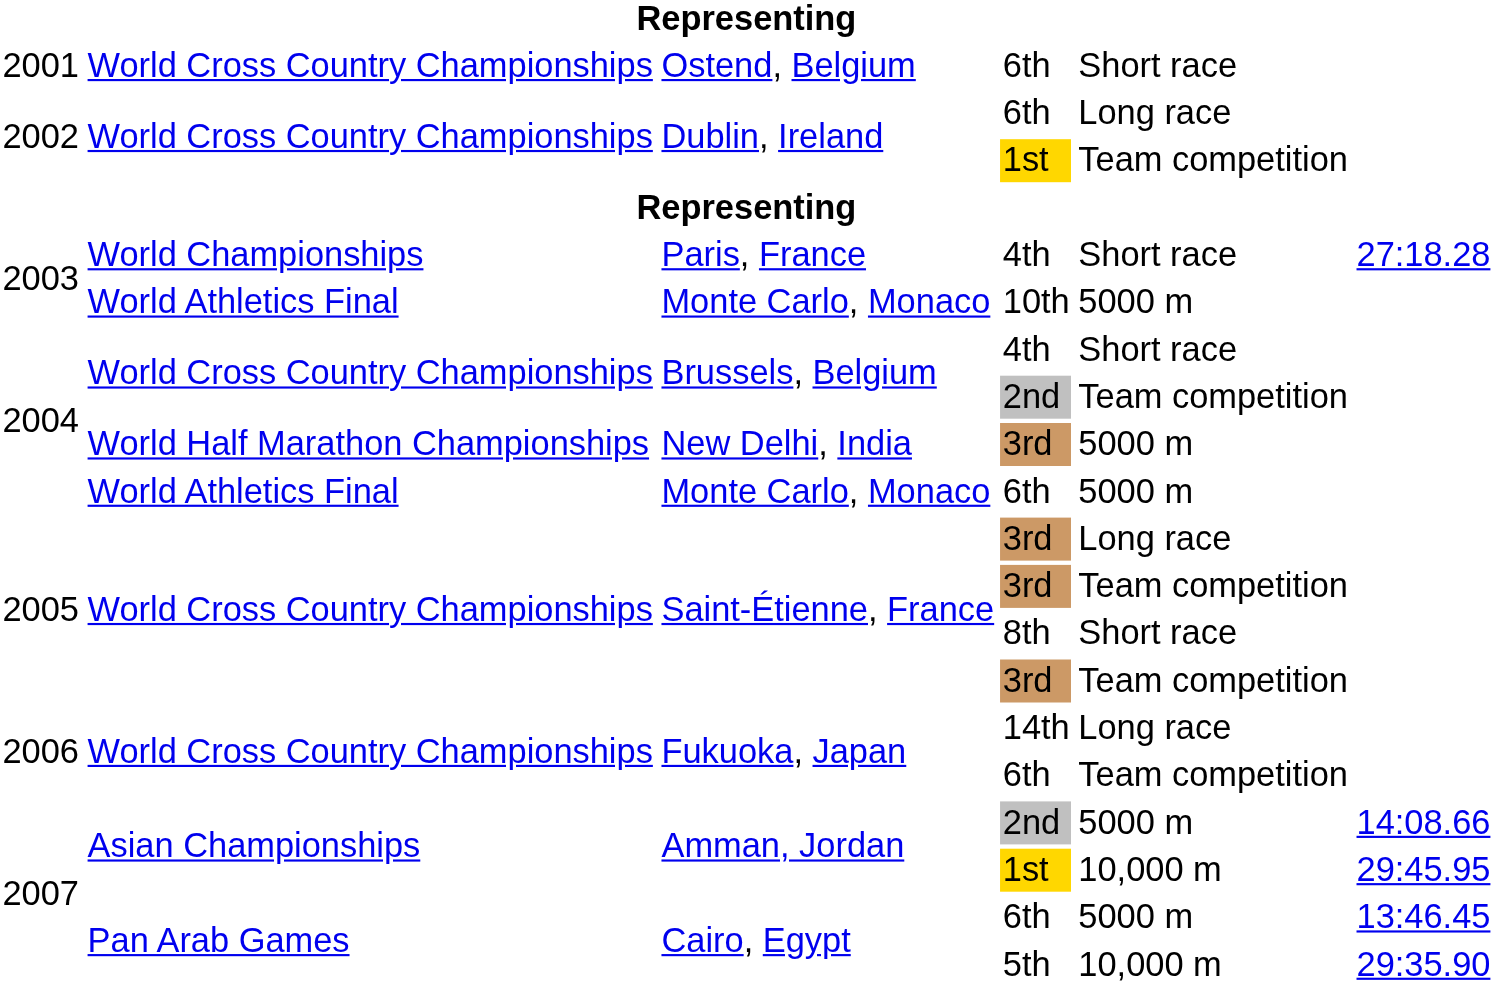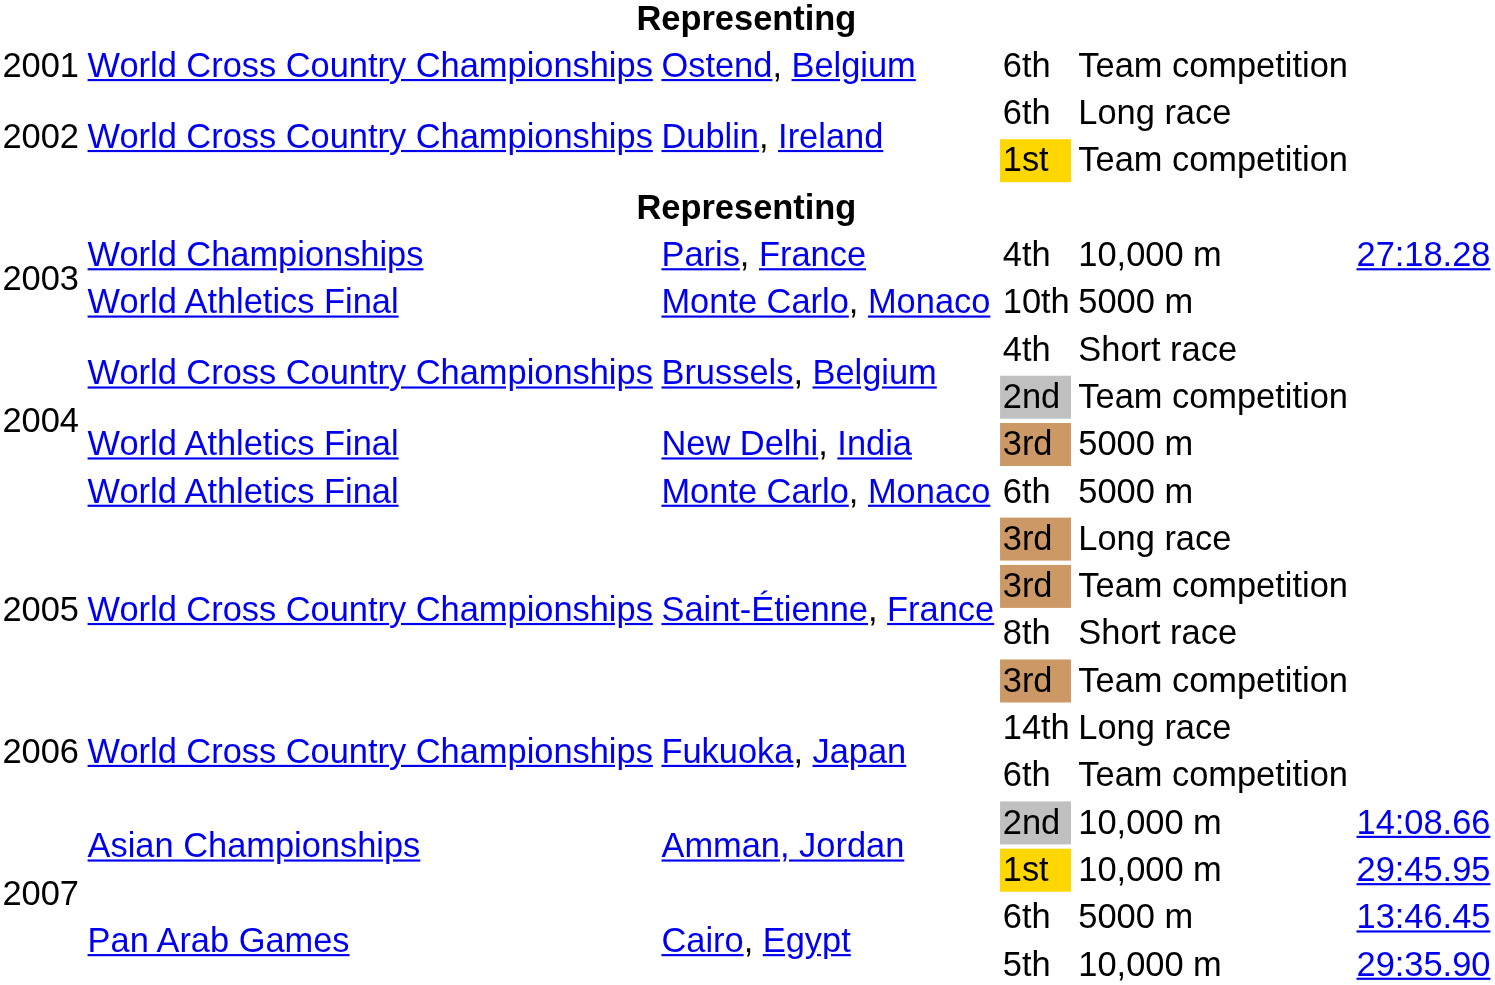(1158, 65) Short race -> (1213, 65) Team competition
(1158, 254) Short race -> (1150, 254) 10,000 m
(368, 443) World Half Marathon Championships -> (243, 443) World Athletics Final
(1136, 822) 5000 m -> (1150, 822) 10,000 m
